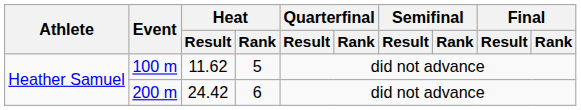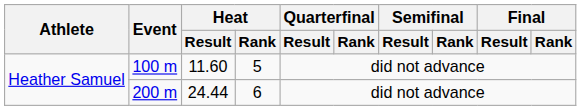(208, 67) 11.62 -> (208, 67) 11.60
(208, 93) 24.42 -> (208, 93) 24.44
